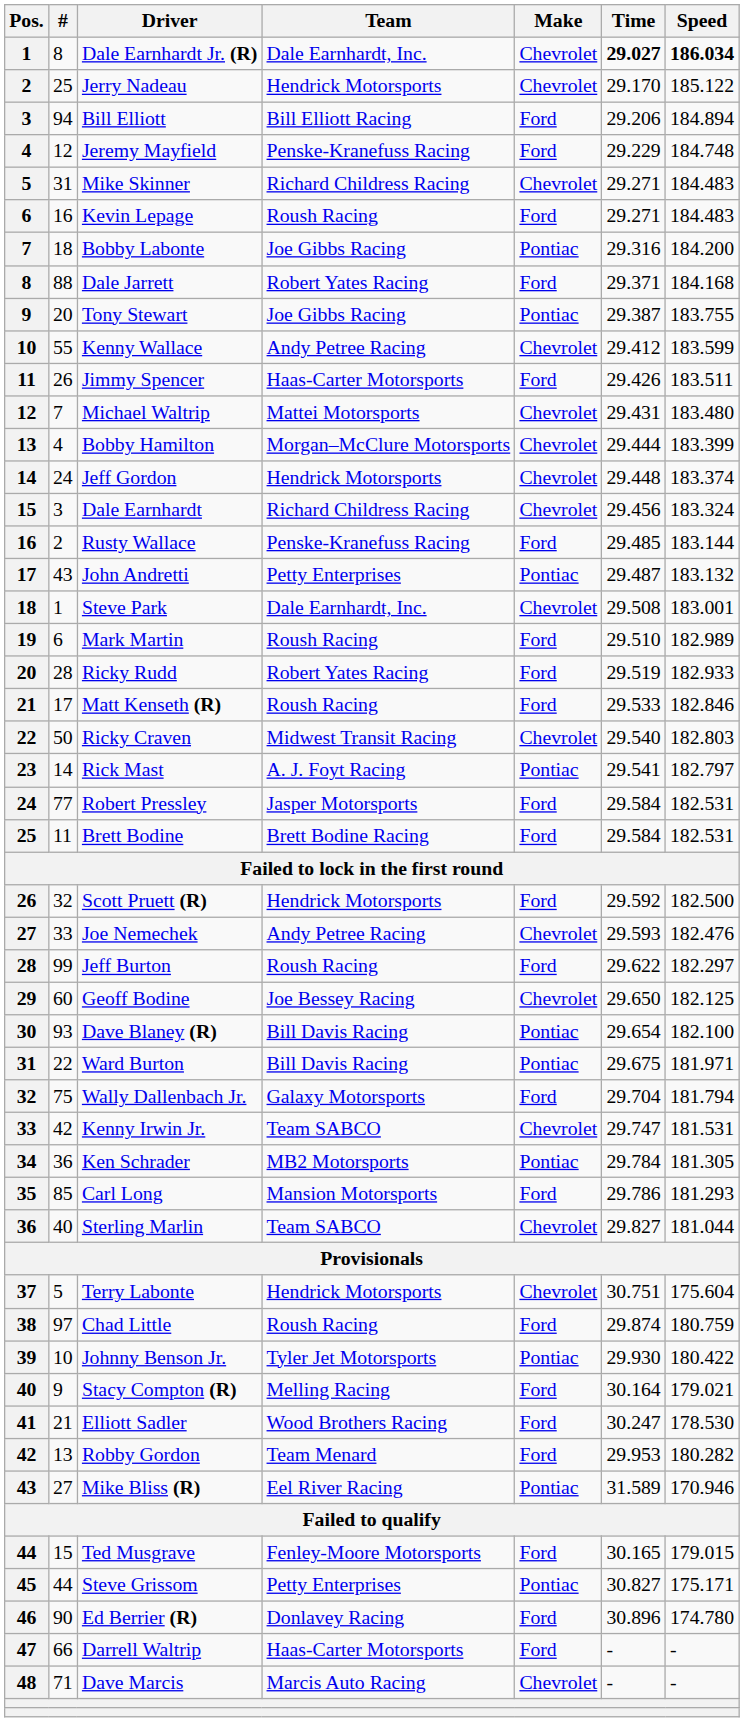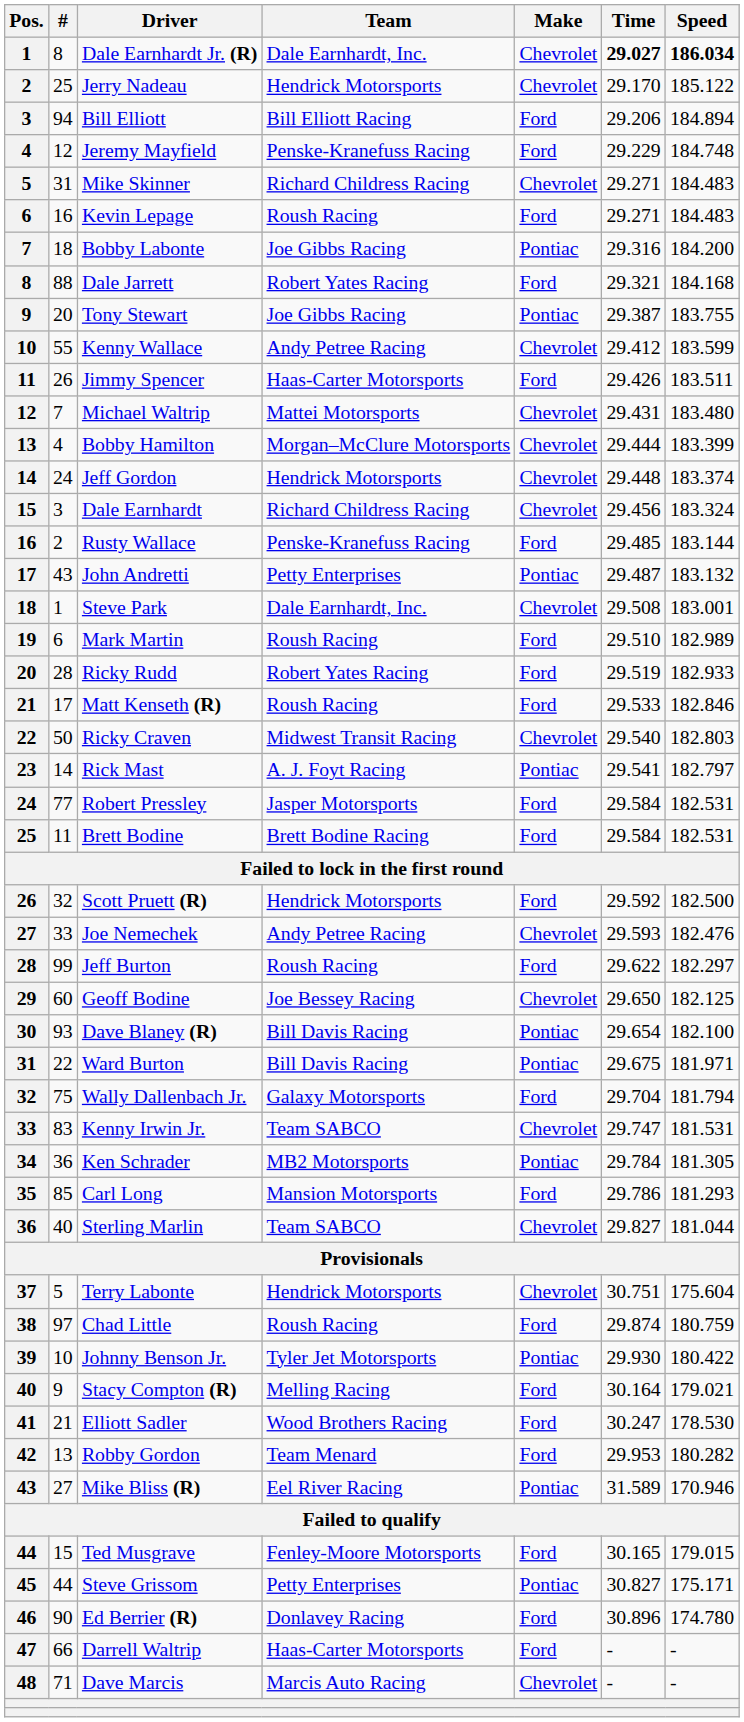(634, 281) 29.371 -> (634, 281) 29.321
(63, 1128) 42 -> (63, 1128) 83
